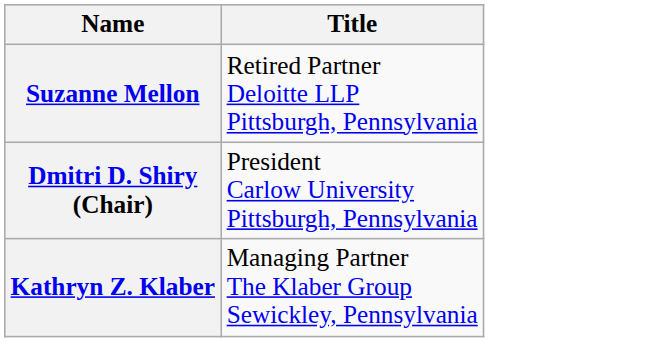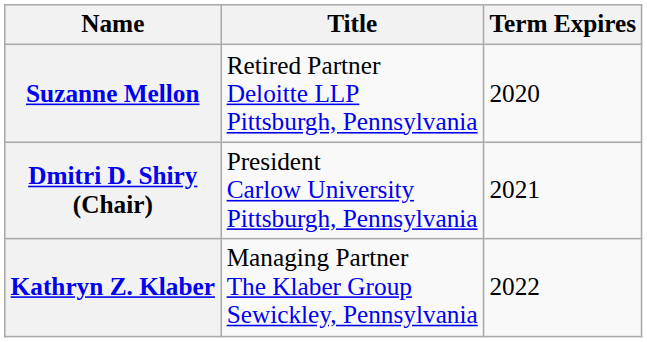+ column: (563, 24)
